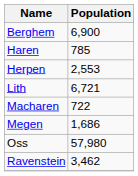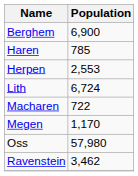(85, 87) 6,721 -> (85, 87) 6,724
(85, 124) 1,686 -> (85, 124) 1,170
